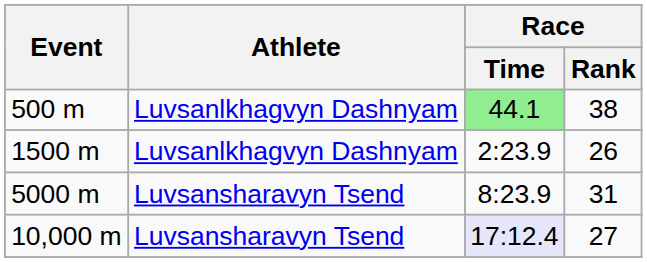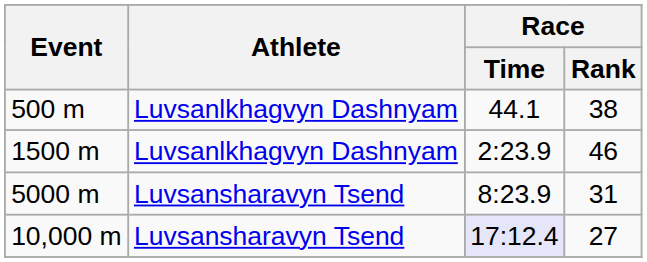(514, 110) lightgreen background -> (514, 110) no background
(603, 152) 26 -> (603, 152) 46
